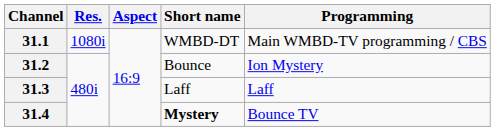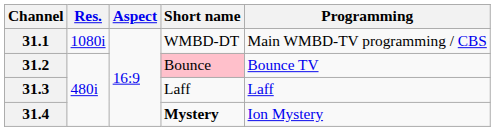(188, 65) no background -> (188, 65) pink background
(285, 65) Ion Mystery -> (283, 65) Bounce TV
(283, 114) Bounce TV -> (285, 114) Ion Mystery
